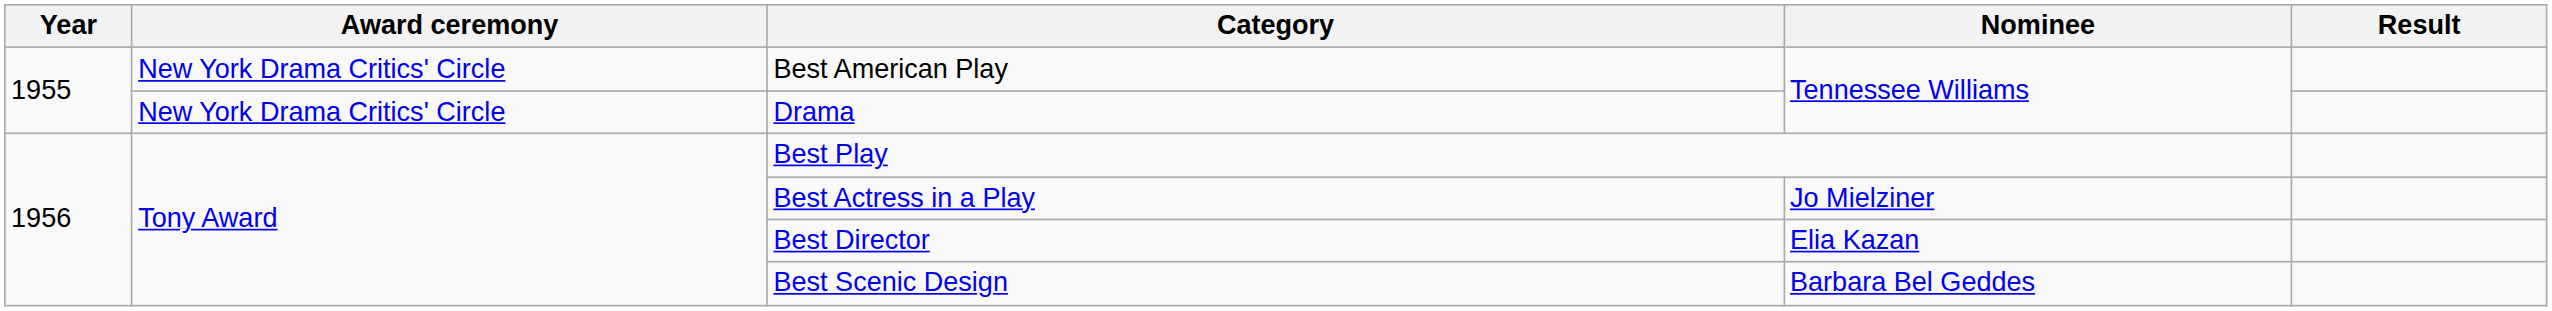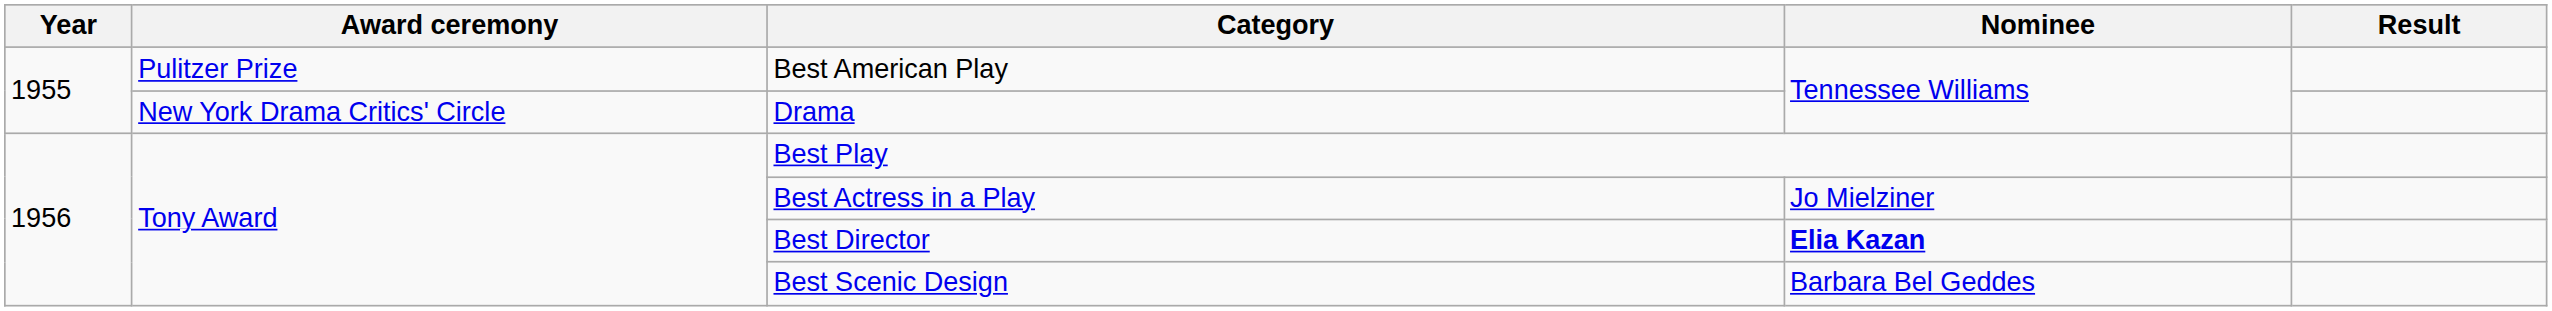(322, 68) New York Drama Critics' Circle -> (218, 68) Pulitzer Prize
(1855, 240) normal -> (1858, 240) bold
